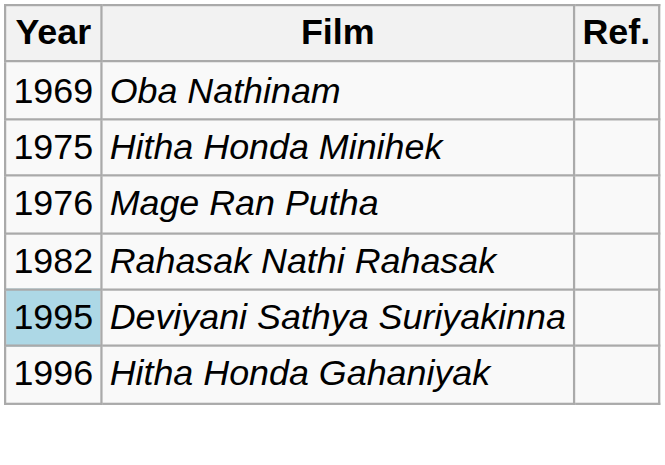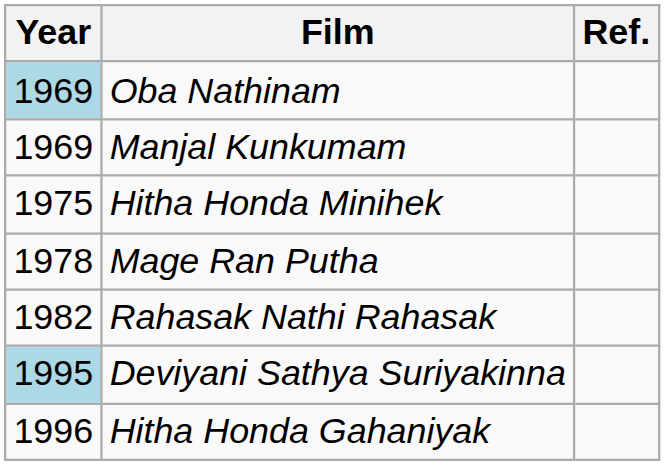(53, 89) no background -> (53, 89) lightblue background
+ row: (258, 146)
(53, 203) 1976 -> (53, 260) 1978
